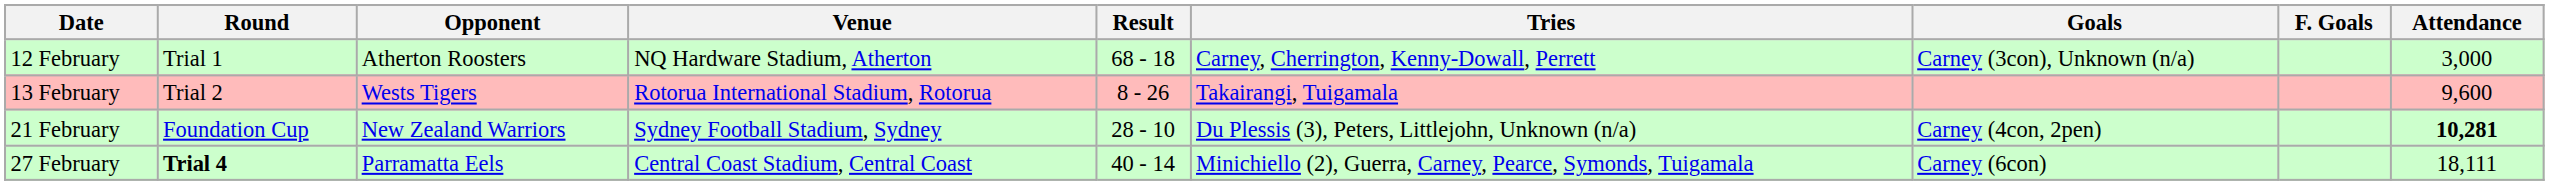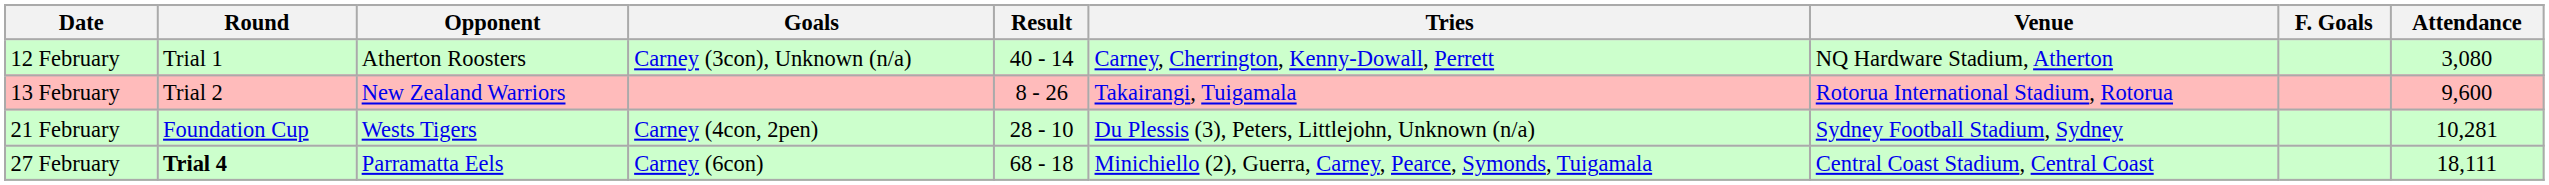columns swapped: (862, 23) <-> (2095, 23)
(1143, 58) 68 - 18 -> (1042, 58) 40 - 14
(2467, 58) 3,000 -> (2467, 58) 3,080
(419, 93) Wests Tigers -> (464, 93) New Zealand Warriors
(464, 128) New Zealand Warriors -> (419, 128) Wests Tigers
(2467, 128) bold -> (2467, 128) normal
(1143, 163) 40 - 14 -> (1042, 163) 68 - 18
